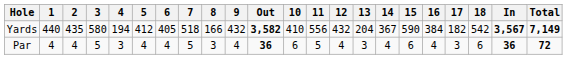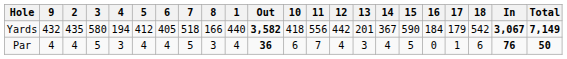columns swapped: (51, 13) <-> (236, 13)
(295, 29) 410 -> (295, 29) 418
(341, 29) 432 -> (341, 29) 442
(364, 29) 204 -> (364, 29) 201
(434, 29) 384 -> (434, 29) 184
(457, 29) 182 -> (457, 29) 179
(509, 29) 3,567 -> (509, 29) 3,067
(318, 46) 5 -> (318, 46) 7
(411, 46) 6 -> (411, 46) 5
(434, 46) 4 -> (434, 46) 0
(457, 46) 3 -> (457, 46) 1
(509, 46) 36 -> (509, 46) 76
(545, 46) 72 -> (545, 46) 50
